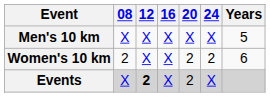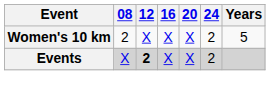- row: (59, 37)
(190, 59) 2 -> (190, 37) X
(244, 59) 6 -> (244, 37) 5
(190, 80) 2 -> (190, 59) X
(211, 80) X -> (211, 59) 2
